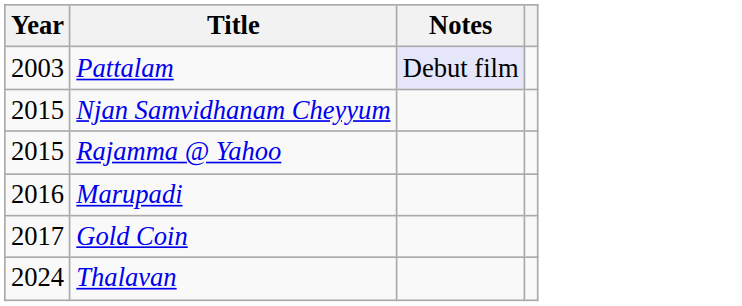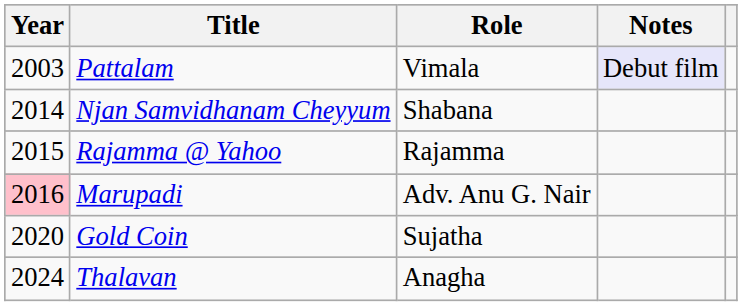+ column: (497, 25)
(38, 109) 2015 -> (38, 109) 2014
(38, 194) no background -> (38, 194) pink background
(38, 236) 2017 -> (38, 236) 2020
